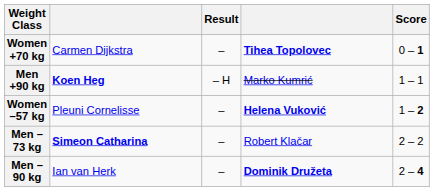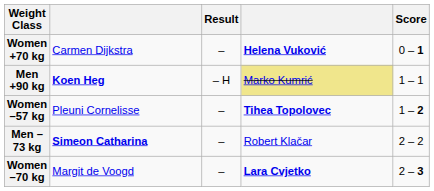(287, 50) Tihea Topolovec -> (285, 50) Helena Vuković
(278, 80) no background -> (278, 80) khaki background
(285, 110) Helena Vuković -> (287, 110) Tihea Topolovec
+ row: (27, 171)
- row: (27, 171)
